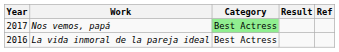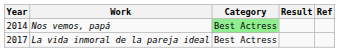(17, 26) 2017 -> (17, 26) 2014
(17, 40) 2016 -> (17, 40) 2017
